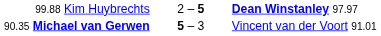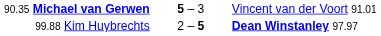rows swapped: (77, 25) <-> (92, 9)
